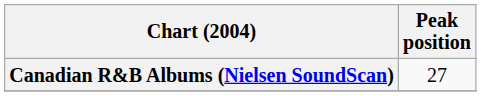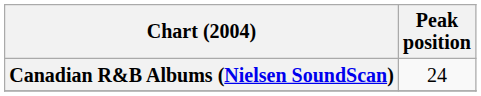(437, 74) 27 -> (437, 74) 24
